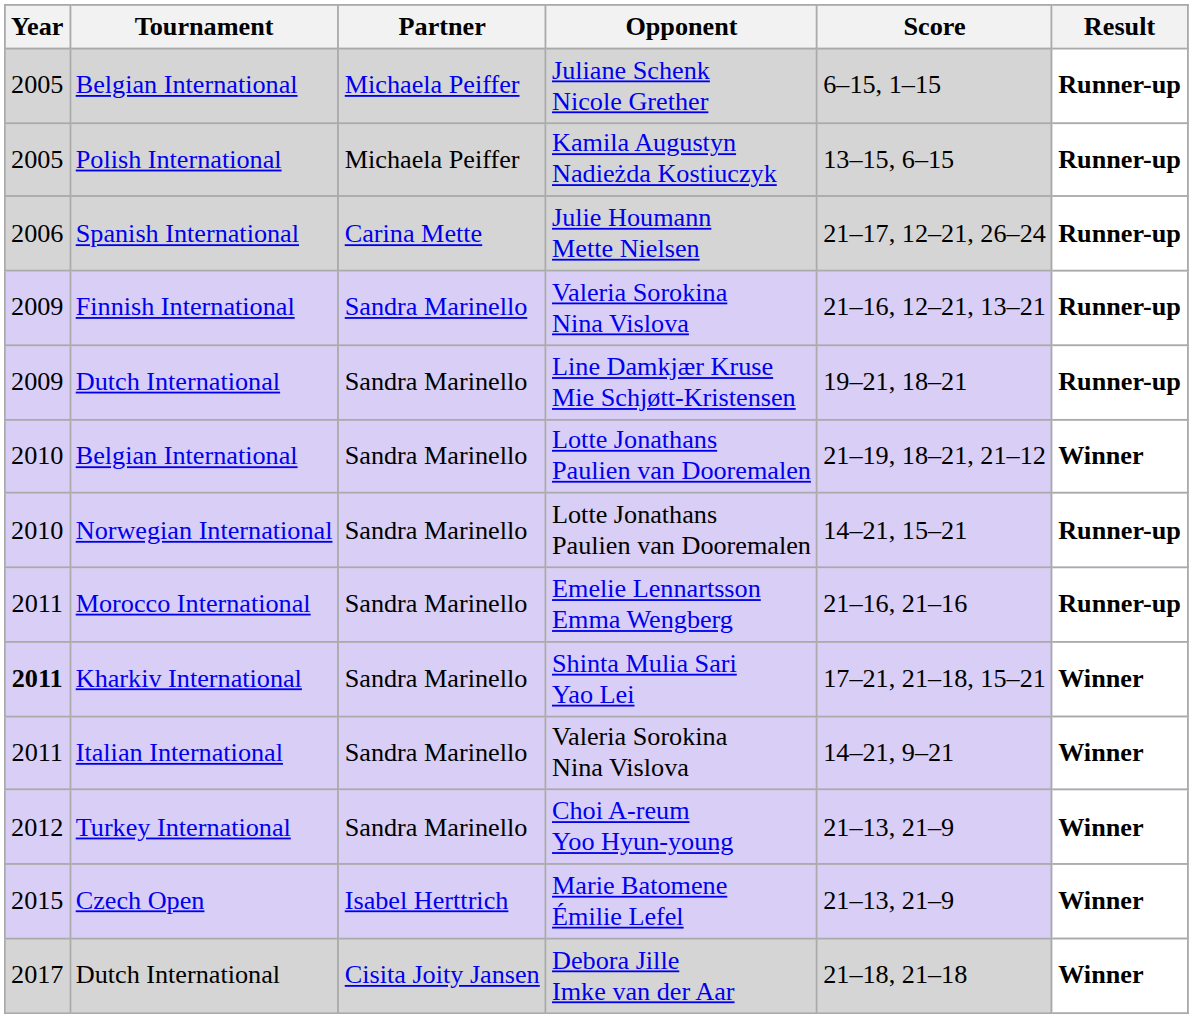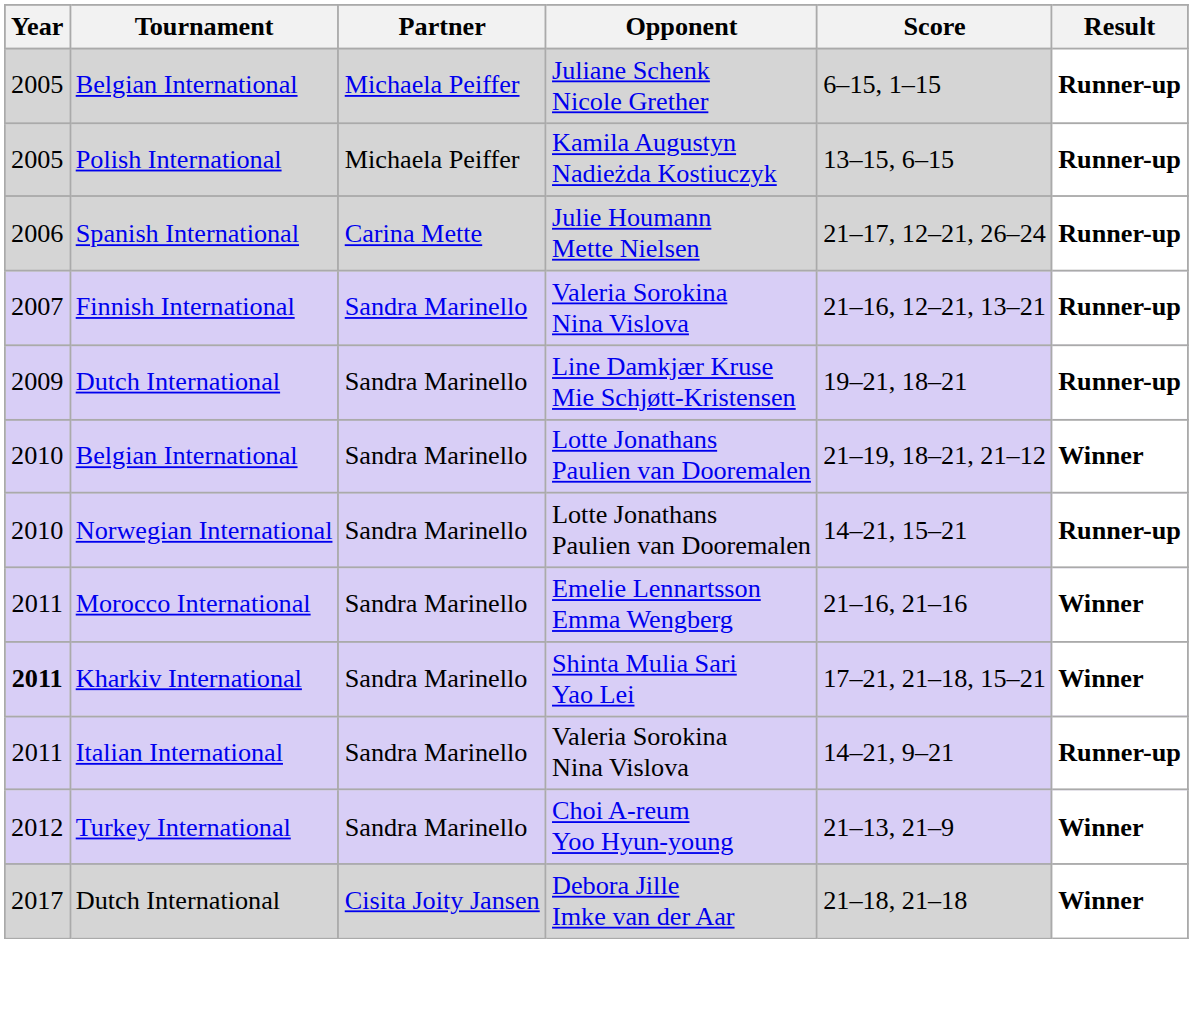(37, 307) 2009 -> (37, 307) 2007
(1120, 604) Runner-up -> (1101, 604) Winner
(1101, 752) Winner -> (1120, 752) Runner-up
- row: (140, 901)
